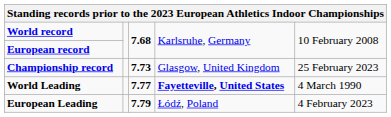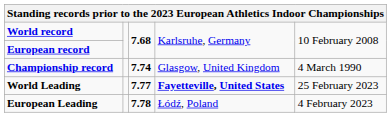(141, 67) 7.73 -> (141, 67) 7.74
(338, 67) 25 February 2023 -> (330, 67) 4 March 1990
(330, 85) 4 March 1990 -> (338, 85) 25 February 2023
(141, 103) 7.79 -> (141, 103) 7.78
